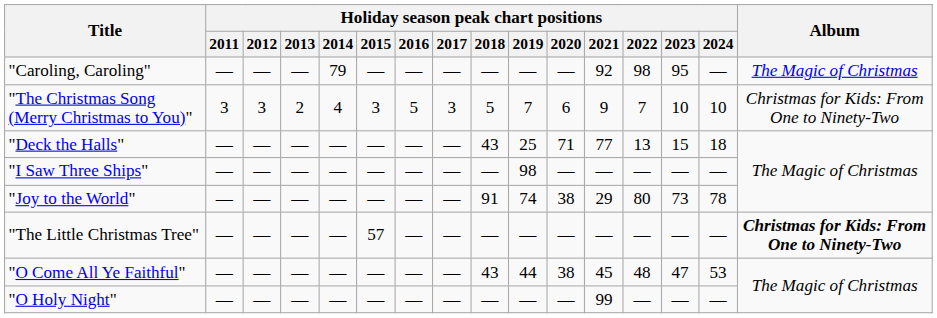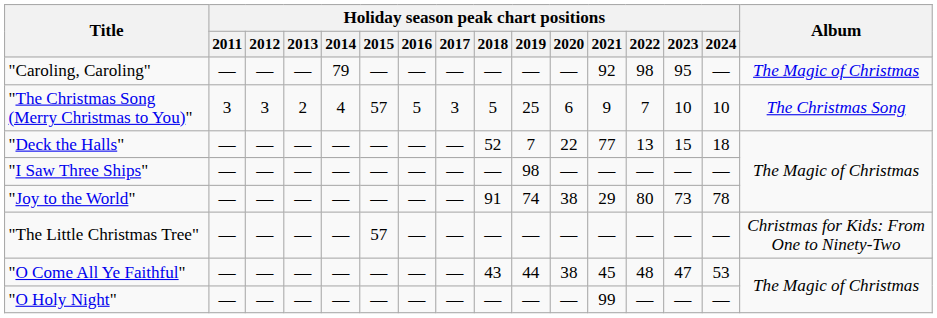(376, 107) 3 -> (379, 107) 57
(528, 107) 7 -> (531, 107) 25
(835, 107) Christmas for Kids: From One to Ninety-Two -> (836, 107) The Christmas Song
(490, 144) 43 -> (493, 144) 52
(528, 144) 25 -> (531, 144) 7
(566, 144) 71 -> (569, 144) 22
(835, 235) bold -> (836, 235) normal
